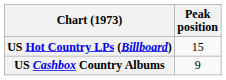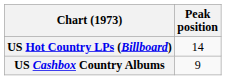(198, 46) 15 -> (198, 46) 14
